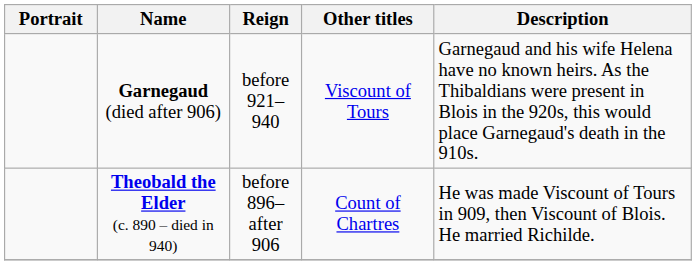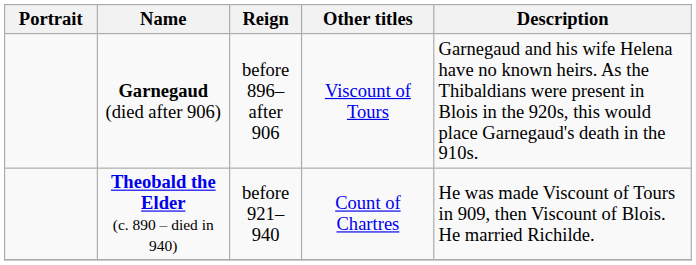(266, 100) before 921–940 -> (266, 100) before 896– after 906
(266, 213) before 896– after 906 -> (266, 213) before 921–940
